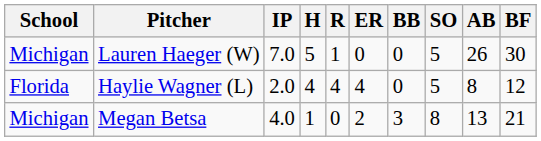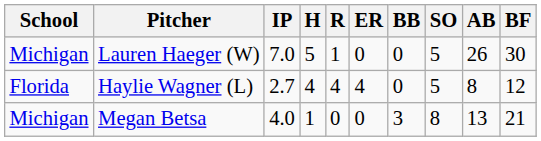(282, 86) 2.0 -> (282, 86) 2.7
(360, 119) 2 -> (360, 119) 0
